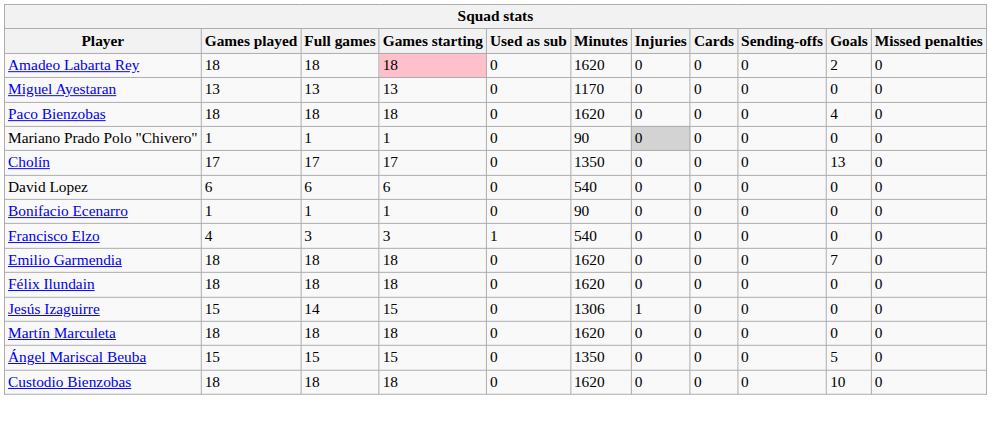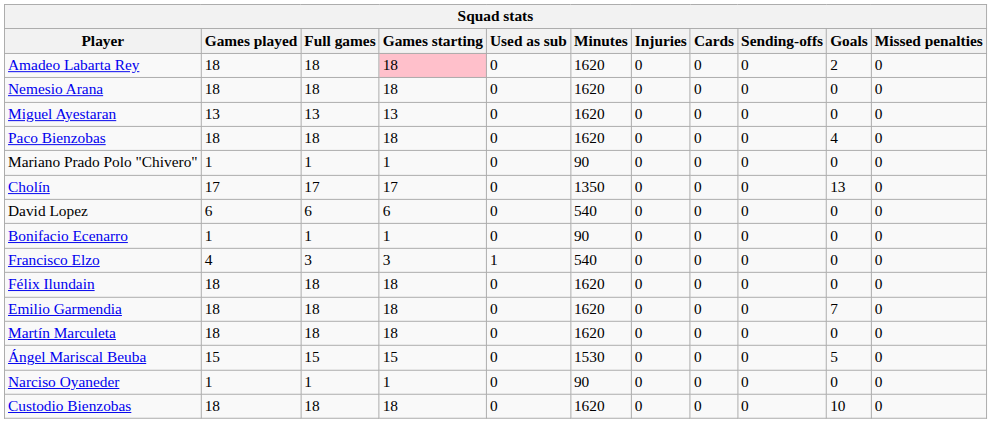+ row: (56, 89)
(589, 89) 1170 -> (589, 114) 1620
(639, 138) lightgrey background -> (639, 162) no background
rows swapped: (65, 260) <-> (51, 284)
- row: (54, 308)
(589, 357) 1350 -> (589, 357) 1530
+ row: (64, 382)
